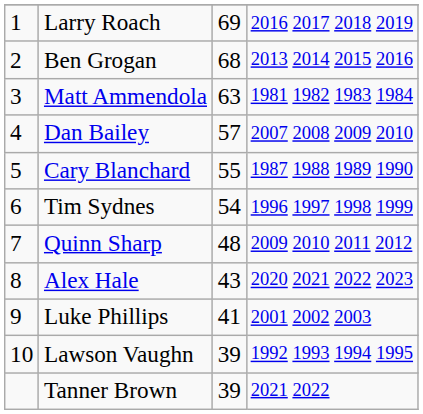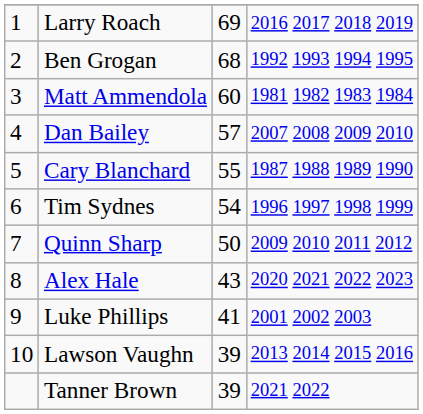(332, 59) 2013 2014 2015 2016 -> (332, 59) 1992 1993 1994 1995
(229, 96) 63 -> (229, 96) 60
(229, 243) 48 -> (229, 243) 50
(332, 354) 1992 1993 1994 1995 -> (332, 354) 2013 2014 2015 2016
